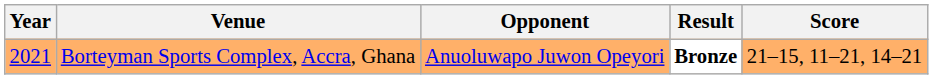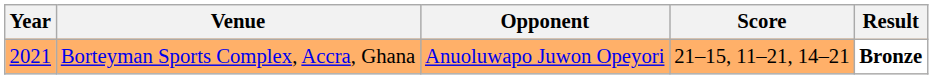columns swapped: (835, 21) <-> (706, 21)
